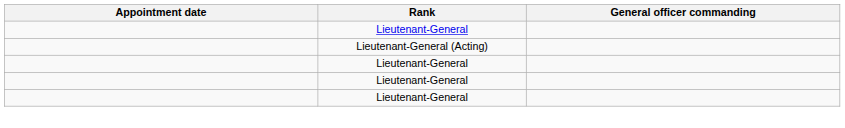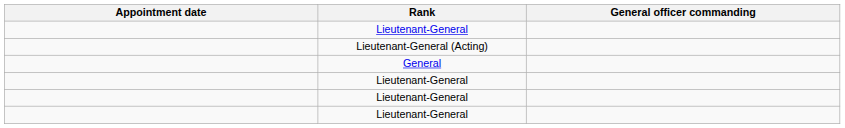+ row: (161, 64)
